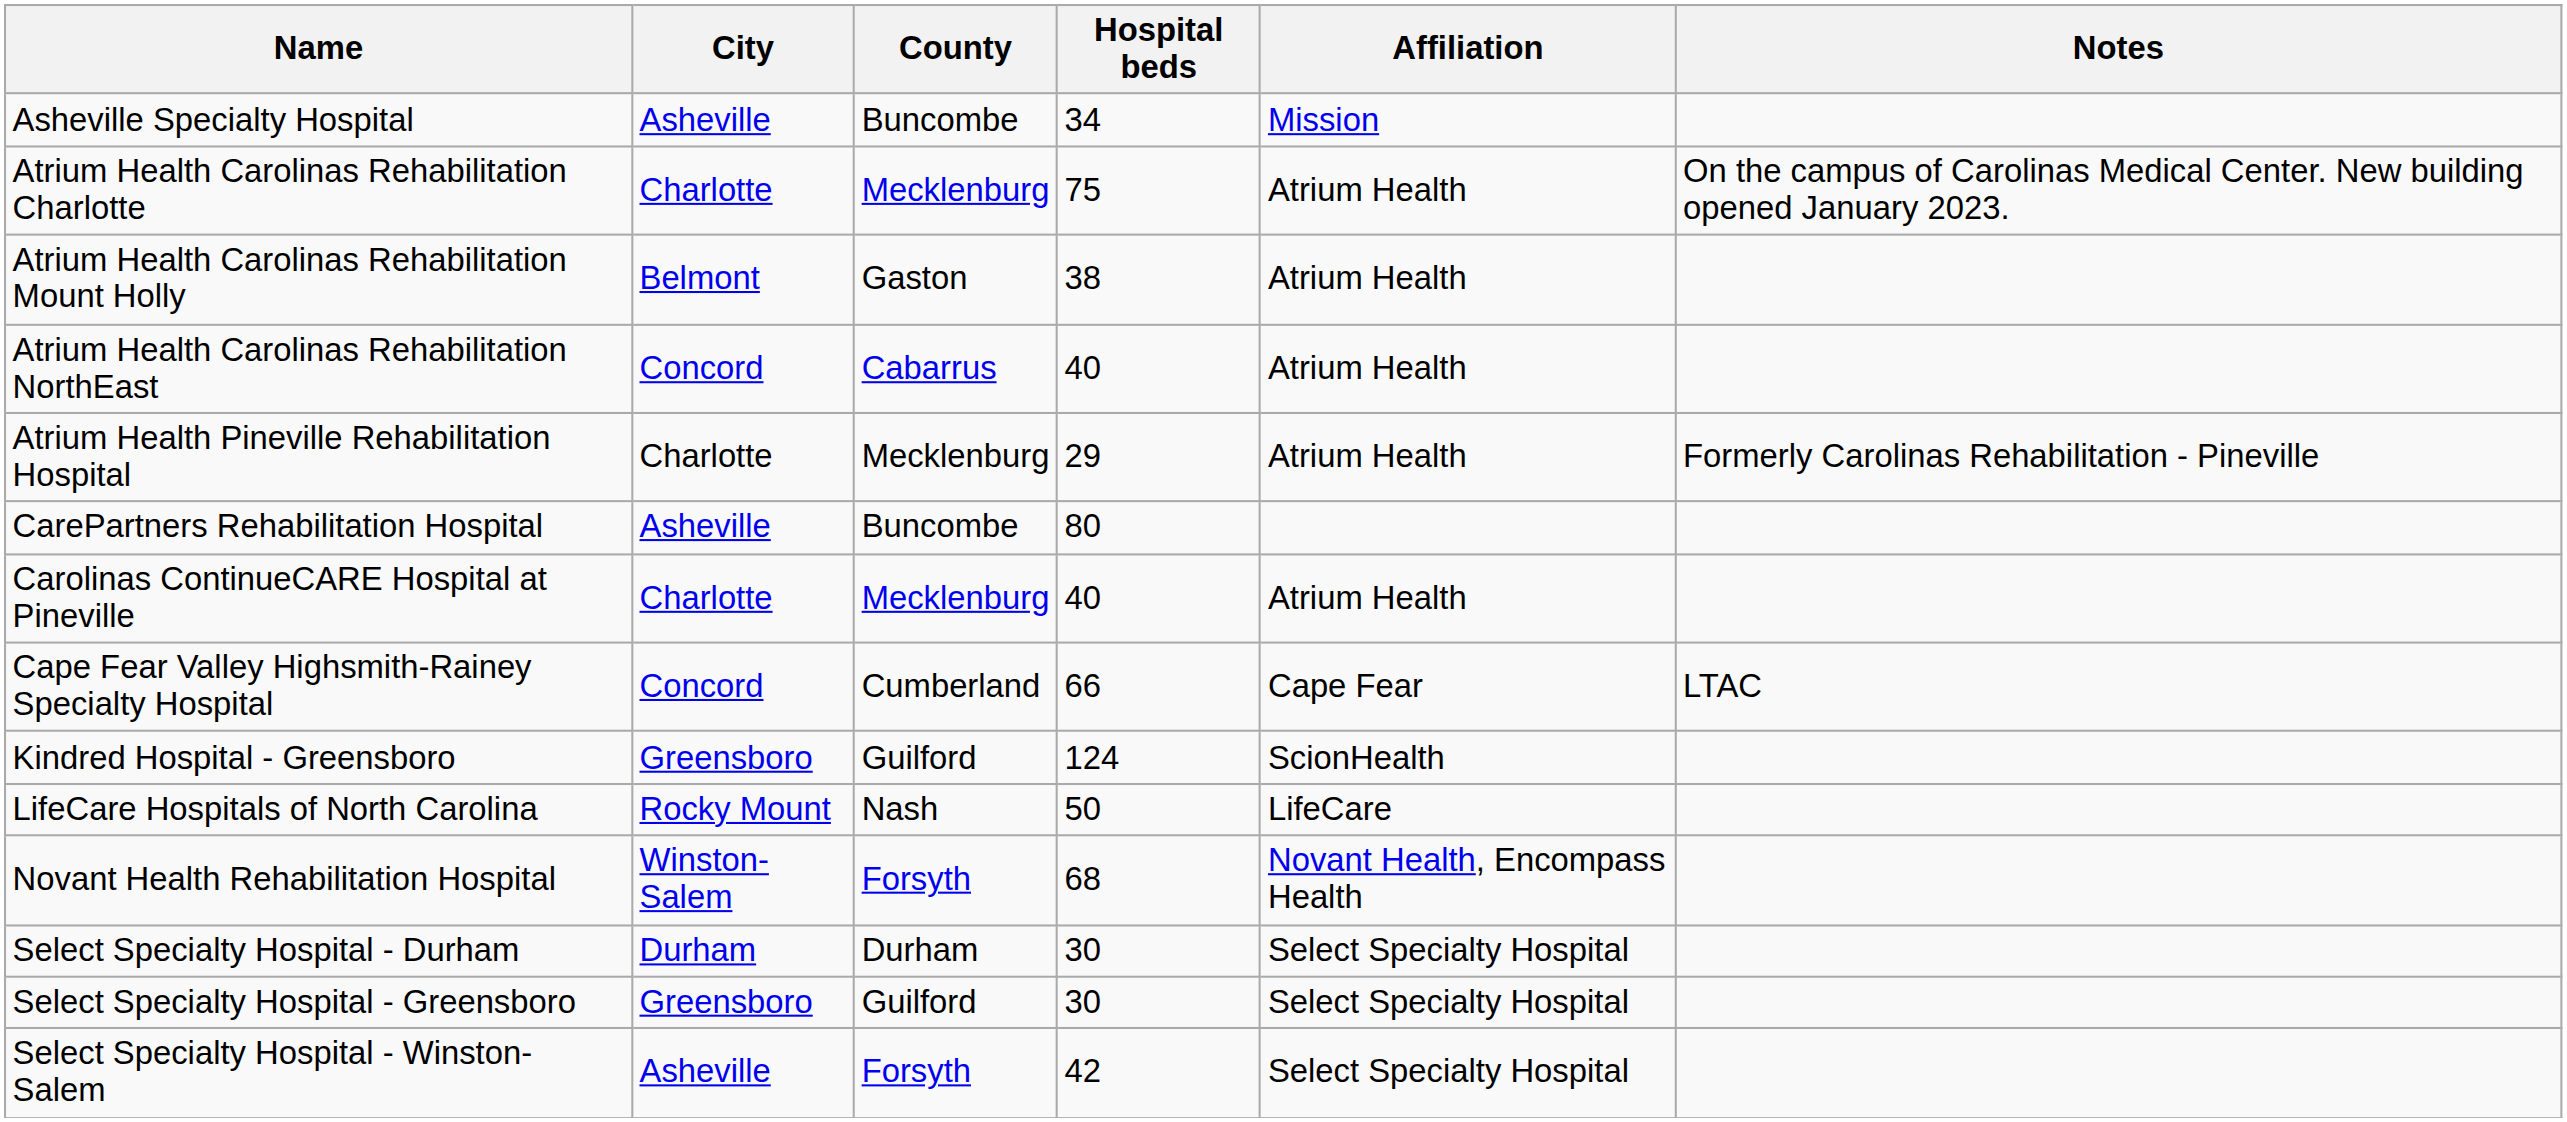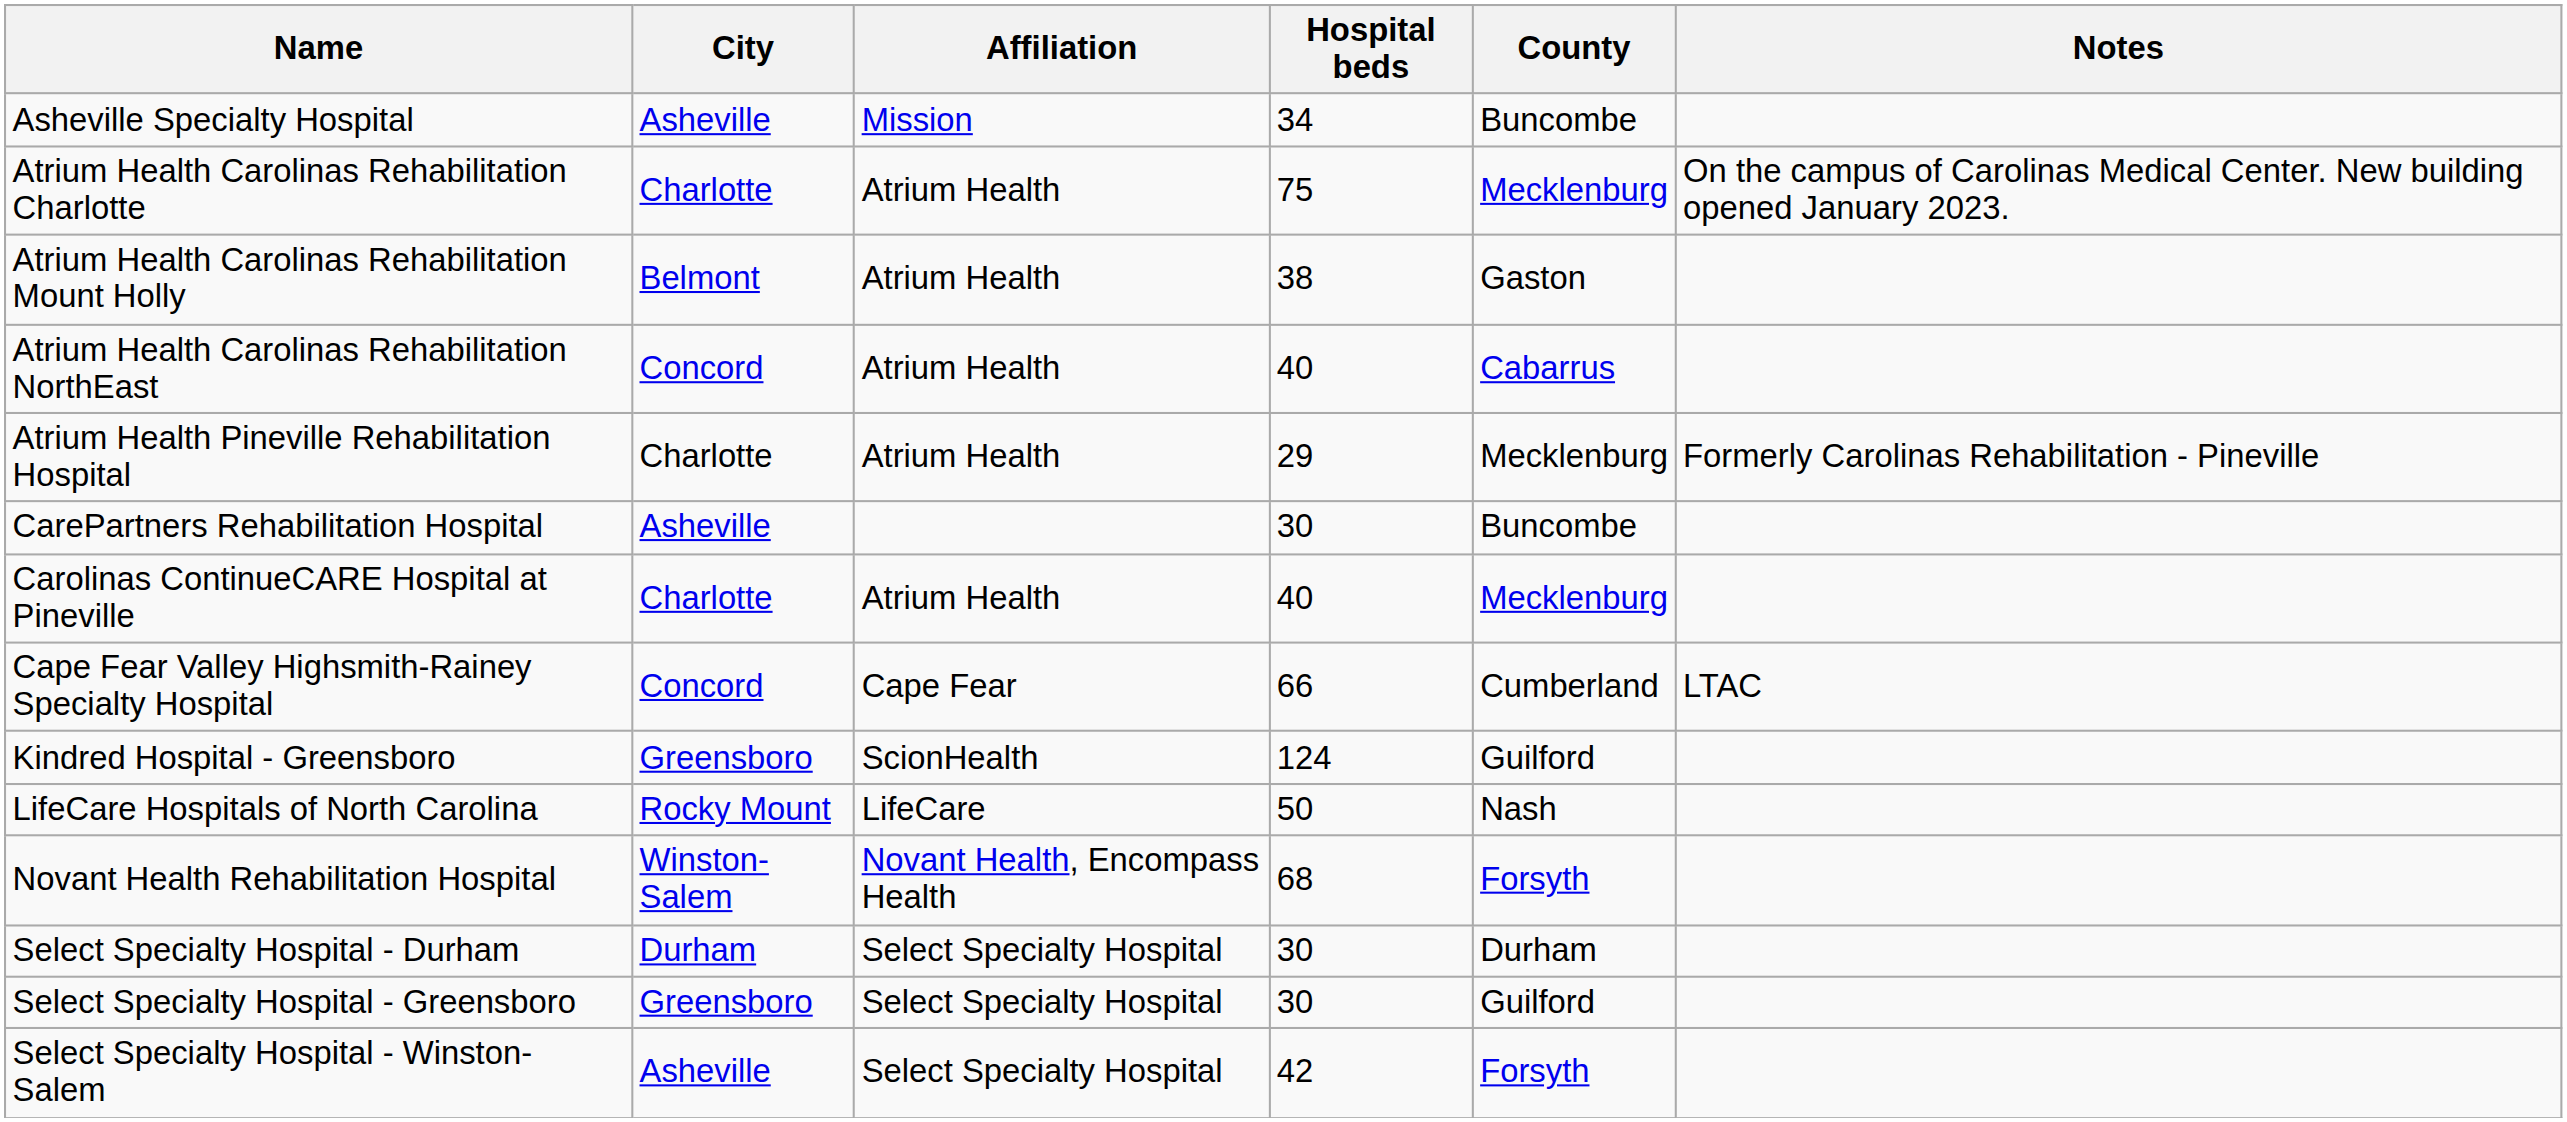columns swapped: (956, 48) <-> (1468, 48)
(1083, 527) 80 -> (1295, 527) 30
